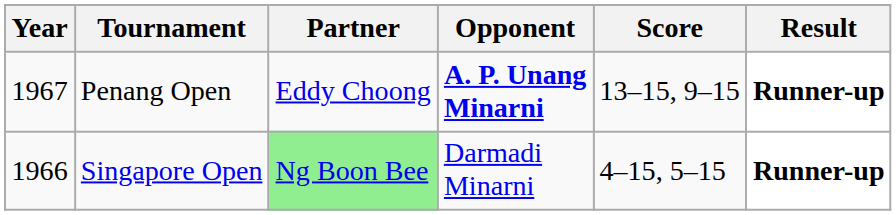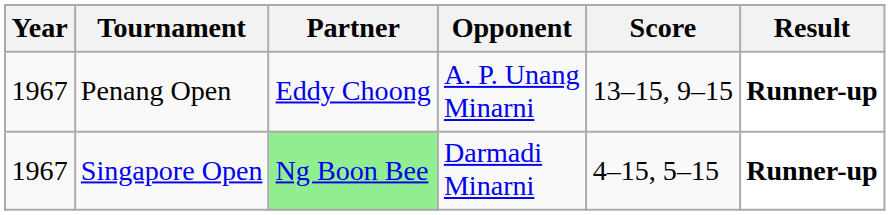(515, 90) bold -> (512, 90) normal
(40, 170) 1966 -> (40, 170) 1967
